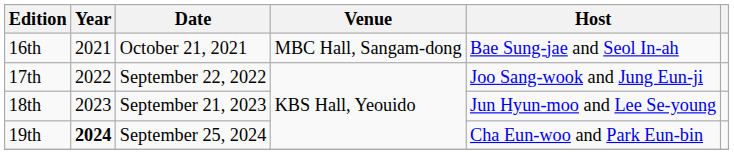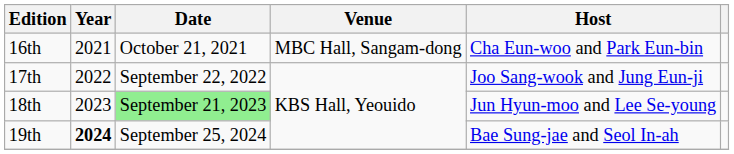(574, 47) Bae Sung-jae and Seol In-ah -> (587, 47) Cha Eun-woo and Park Eun-bin
(193, 105) no background -> (193, 105) lightgreen background
(587, 134) Cha Eun-woo and Park Eun-bin -> (574, 134) Bae Sung-jae and Seol In-ah
